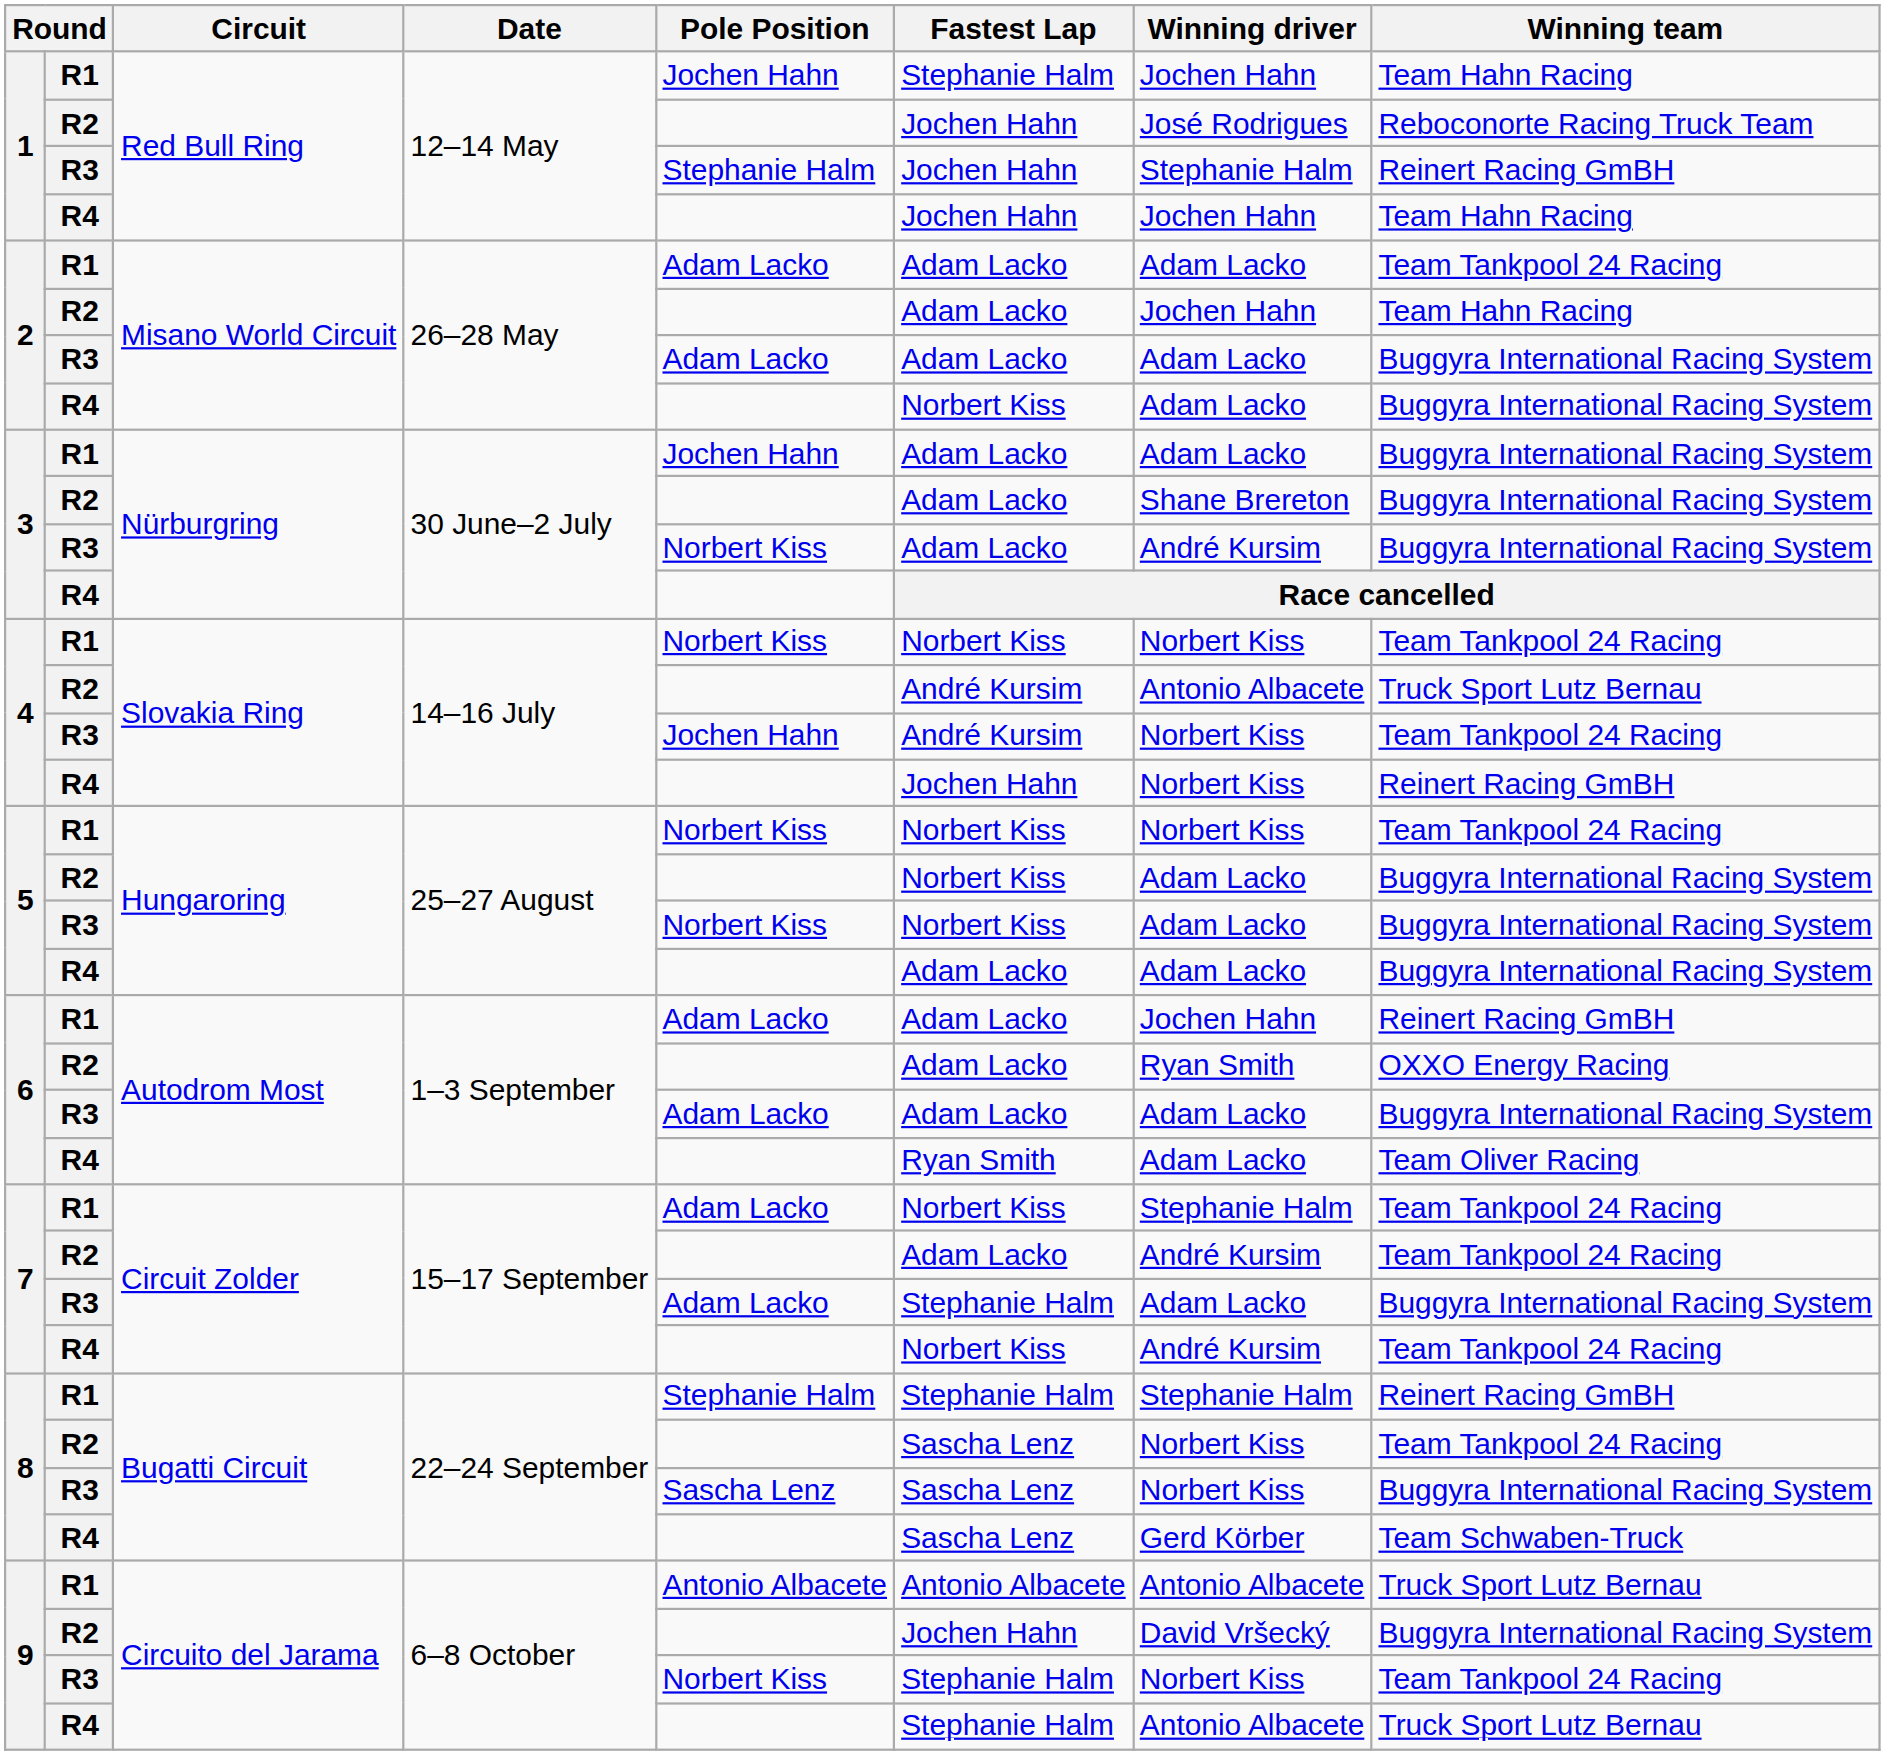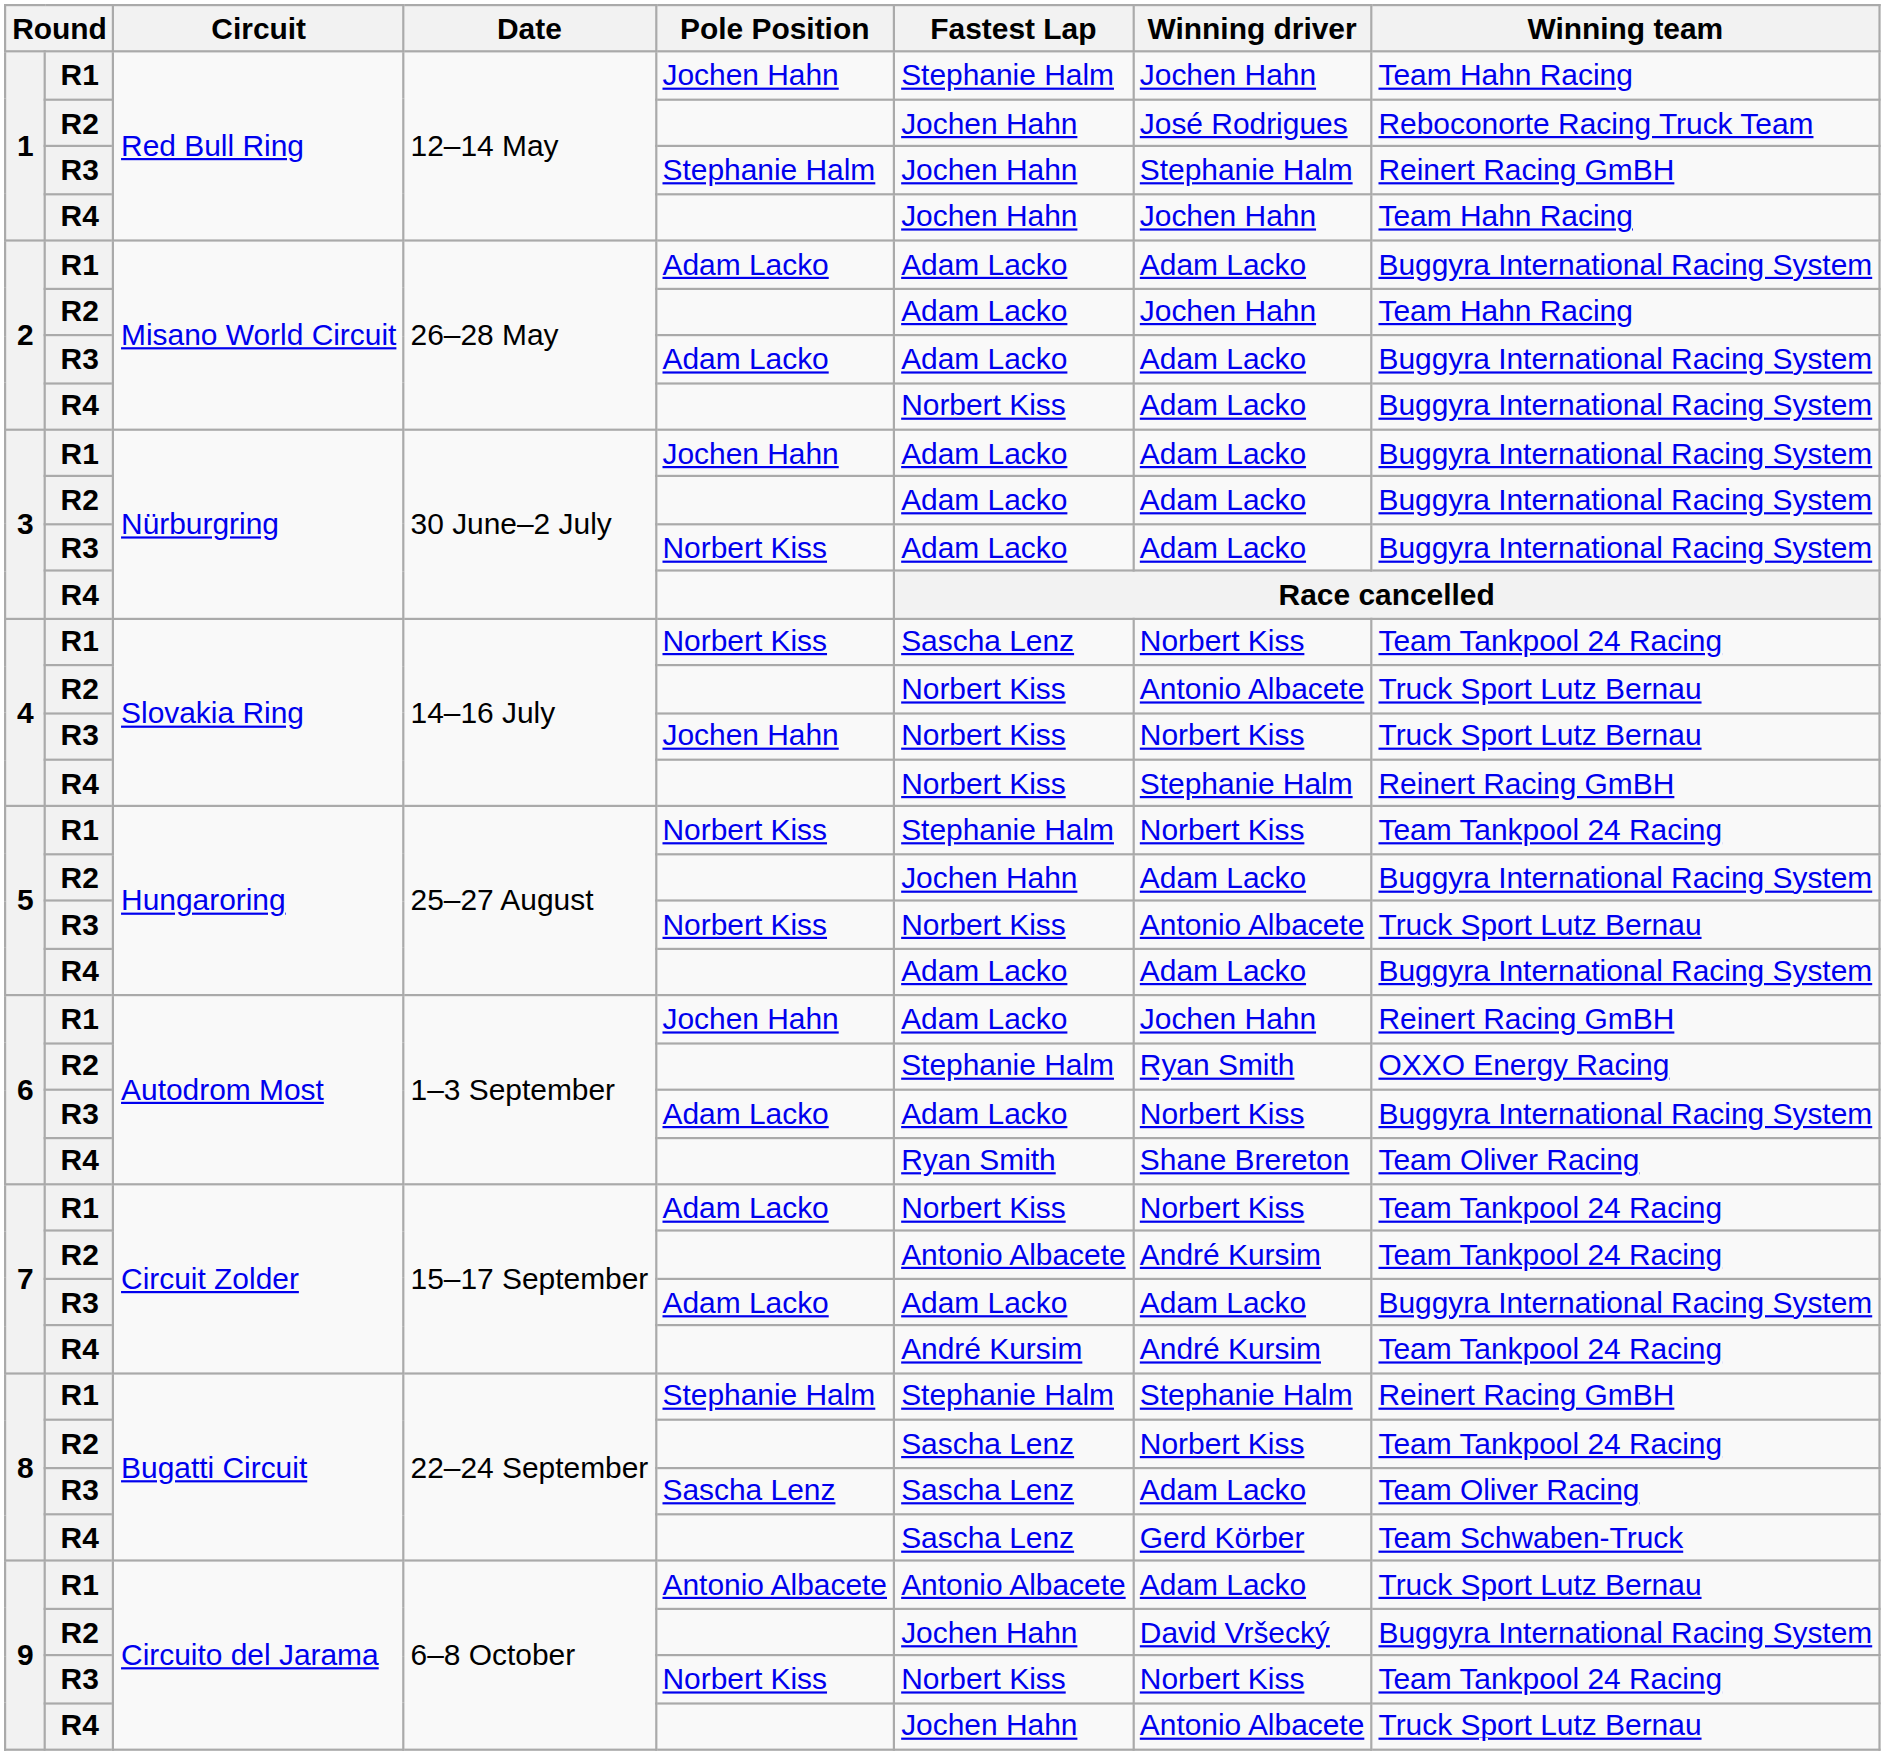(1550, 264) Team Tankpool 24 Racing -> (1625, 264) Buggyra International Racing System
(1245, 500) Shane Brereton -> (1223, 500) Adam Lacko
(1230, 547) André Kursim -> (1223, 547) Adam Lacko
(983, 641) Norbert Kiss -> (988, 641) Sascha Lenz
(992, 689) André Kursim -> (983, 689) Norbert Kiss
(992, 736) André Kursim -> (983, 736) Norbert Kiss
(1550, 736) Team Tankpool 24 Racing -> (1540, 736) Truck Sport Lutz Bernau
(989, 783) Jochen Hahn -> (983, 783) Norbert Kiss
(1222, 783) Norbert Kiss -> (1246, 783) Stephanie Halm
(983, 830) Norbert Kiss -> (1008, 830) Stephanie Halm
(983, 877) Norbert Kiss -> (989, 877) Jochen Hahn
(1223, 924) Adam Lacko -> (1252, 924) Antonio Albacete
(1625, 924) Buggyra International Racing System -> (1540, 924) Truck Sport Lutz Bernau
(746, 1019) Adam Lacko -> (751, 1019) Jochen Hahn
(984, 1066) Adam Lacko -> (1008, 1066) Stephanie Halm
(1223, 1113) Adam Lacko -> (1222, 1113) Norbert Kiss
(1223, 1160) Adam Lacko -> (1245, 1160) Shane Brereton
(1246, 1207) Stephanie Halm -> (1222, 1207) Norbert Kiss
(984, 1255) Adam Lacko -> (1013, 1255) Antonio Albacete
(1008, 1302) Stephanie Halm -> (984, 1302) Adam Lacko
(983, 1349) Norbert Kiss -> (992, 1349) André Kursim
(1222, 1490) Norbert Kiss -> (1223, 1490) Adam Lacko
(1625, 1490) Buggyra International Racing System -> (1509, 1490) Team Oliver Racing
(1252, 1585) Antonio Albacete -> (1223, 1585) Adam Lacko
(1008, 1679) Stephanie Halm -> (983, 1679) Norbert Kiss
(1008, 1726) Stephanie Halm -> (989, 1726) Jochen Hahn
